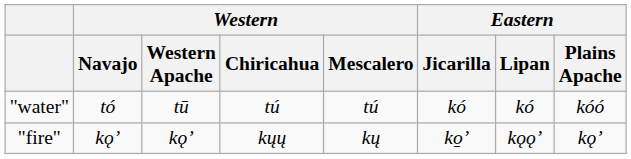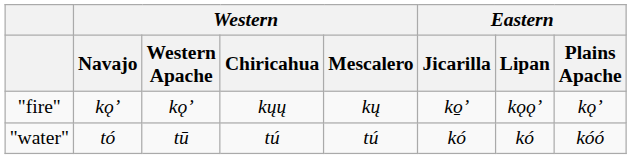rows swapped: (39, 106) <-> (39, 137)
